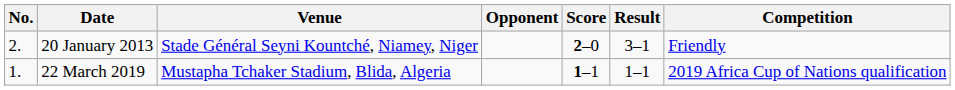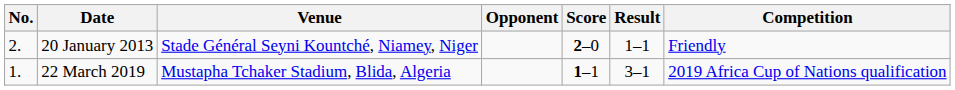(637, 44) 3–1 -> (637, 44) 1–1
(637, 71) 1–1 -> (637, 71) 3–1
